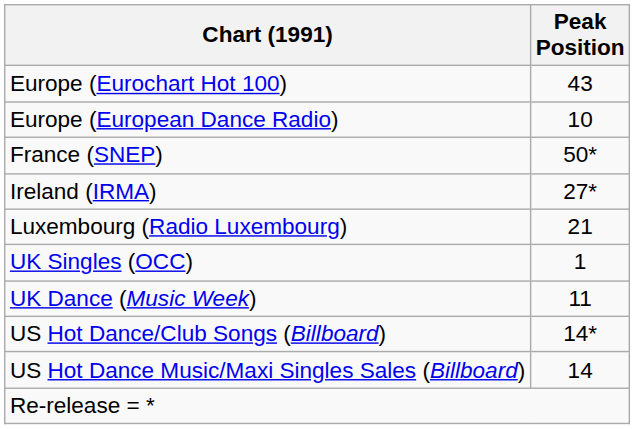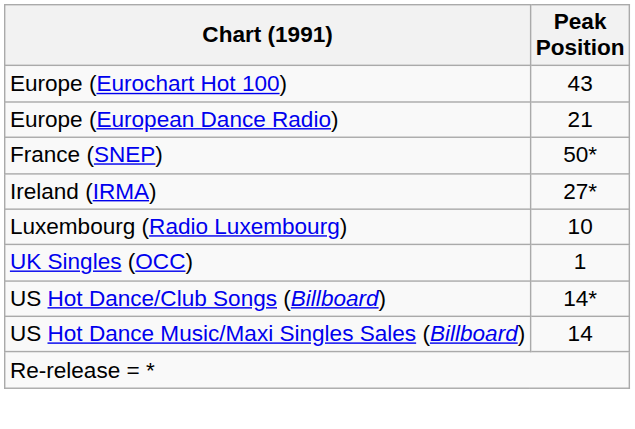(580, 119) 10 -> (580, 119) 21
(580, 226) 21 -> (580, 226) 10
- row: (133, 298)
